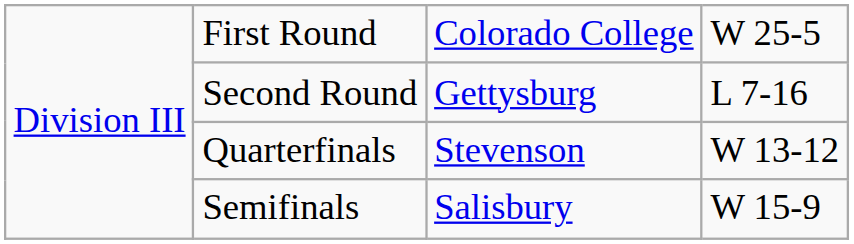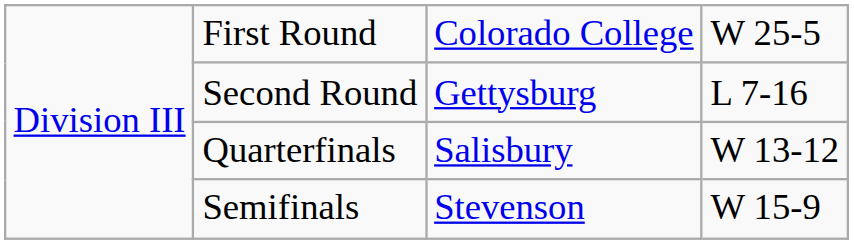(509, 149) Stevenson -> (503, 149) Salisbury
(503, 207) Salisbury -> (509, 207) Stevenson
